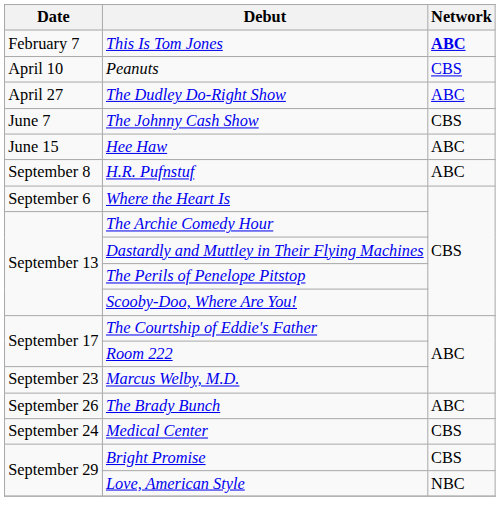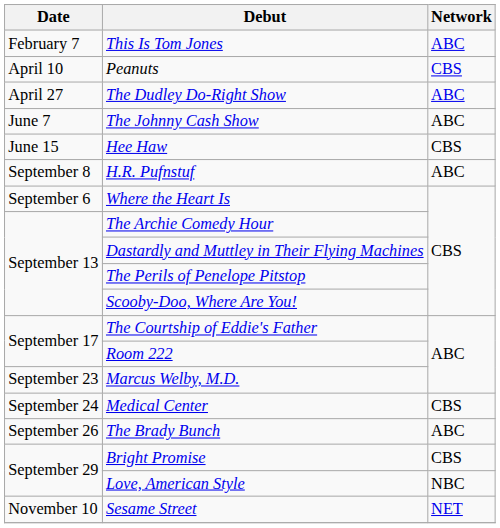(448, 43) bold -> (448, 43) normal
(447, 120) CBS -> (448, 120) ABC
(448, 146) ABC -> (447, 146) CBS
rows swapped: (157, 431) <-> (163, 405)
+ row: (151, 509)
